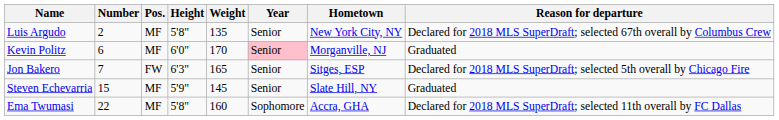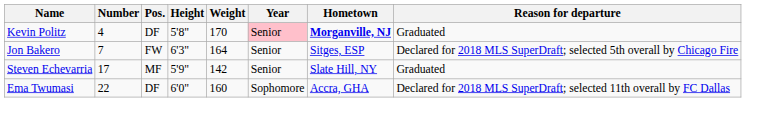- row: (36, 32)
(101, 50) 6 -> (101, 32) 4
(153, 50) MF -> (152, 32) DF
(180, 50) 6'0" -> (180, 32) 5'8"
(348, 50) normal -> (350, 32) bold
(218, 69) 165 -> (218, 50) 164
(104, 87) 15 -> (104, 69) 17
(218, 87) 145 -> (218, 69) 142
(153, 106) MF -> (152, 87) DF
(180, 106) 5'8" -> (180, 87) 6'0"
